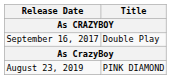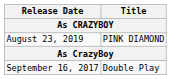rows swapped: (53, 39) <-> (45, 68)
